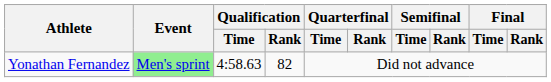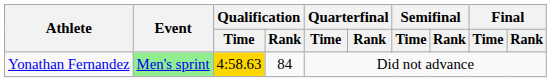(239, 64) no background -> (239, 64) gold background
(285, 64) 82 -> (285, 64) 84
